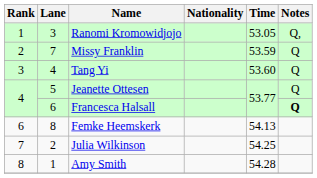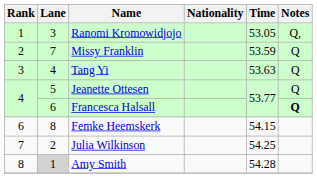(262, 70) 53.60 -> (262, 70) 53.63
(262, 126) 54.13 -> (262, 126) 54.15
(53, 164) no background -> (53, 164) lightgrey background
